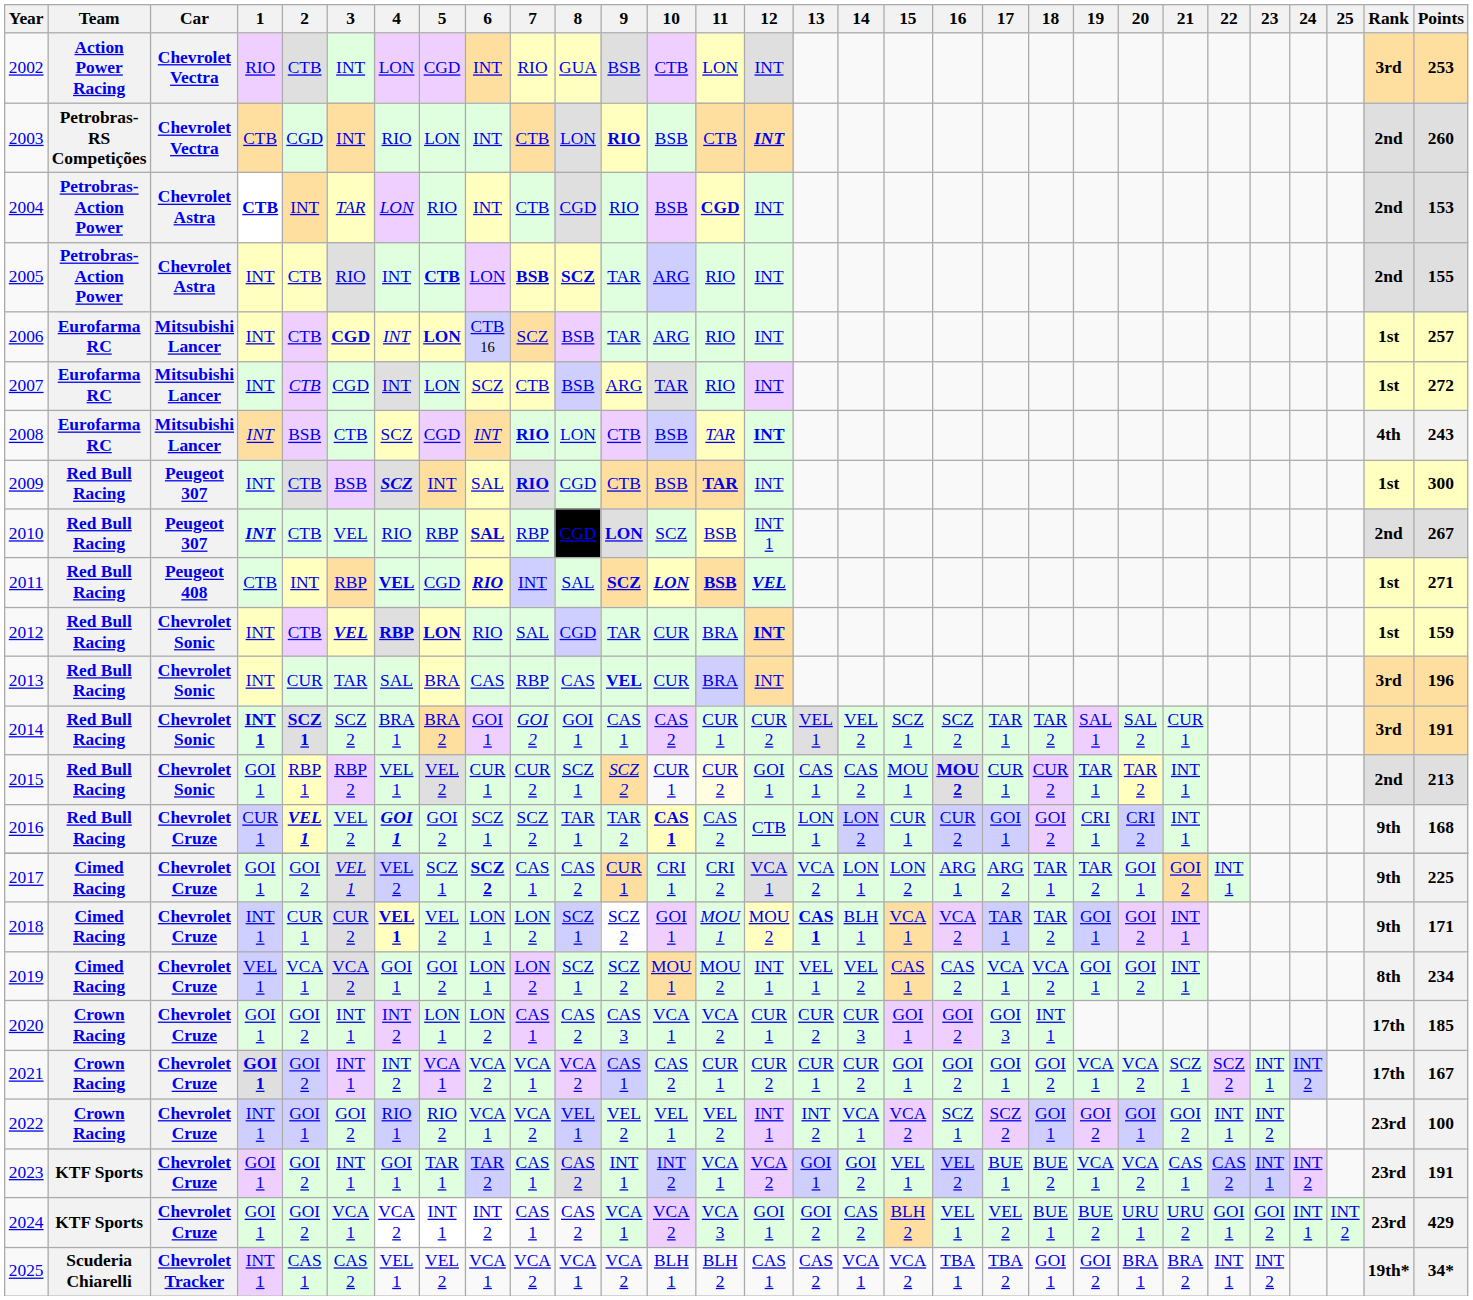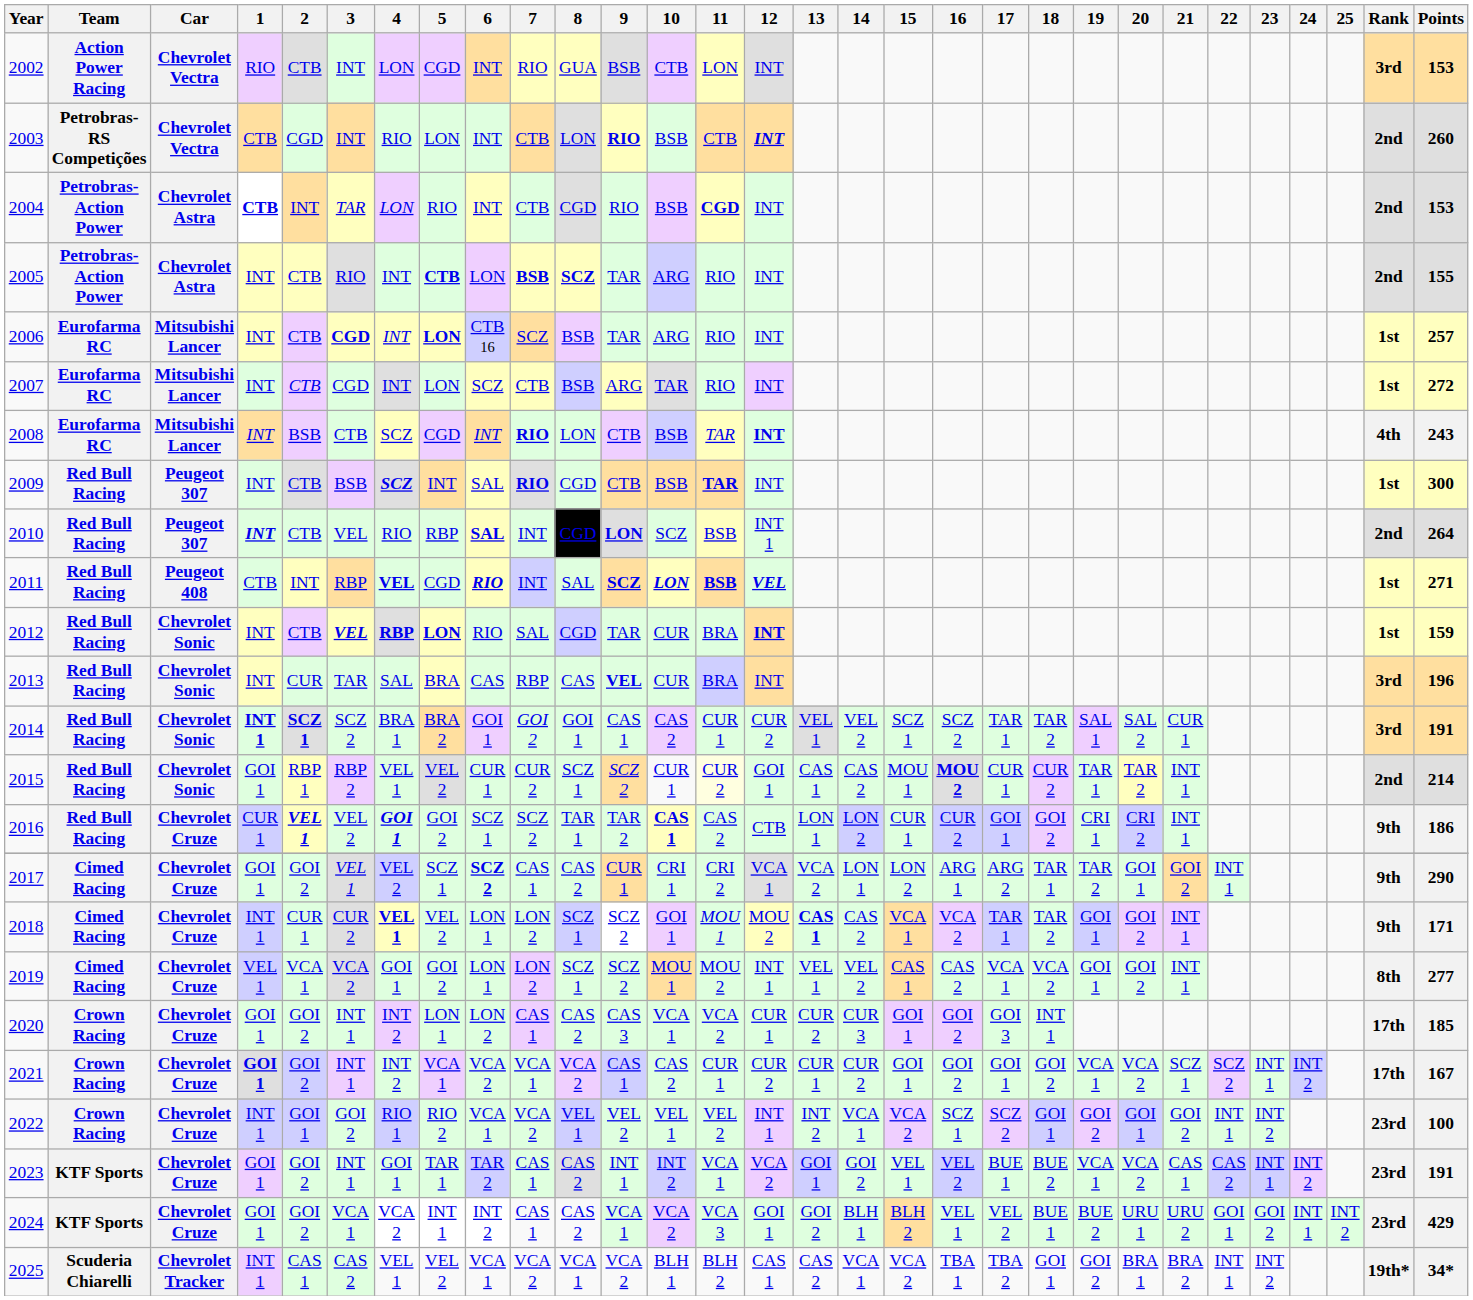(1441, 67) 253 -> (1441, 67) 153
(532, 532) RBP -> (532, 532) INT
(1441, 532) 267 -> (1441, 532) 264
(1441, 778) 213 -> (1441, 778) 214
(1441, 828) 168 -> (1441, 828) 186
(1441, 877) 225 -> (1441, 877) 290
(861, 926) BLH 1 -> (861, 926) CAS 2
(1441, 975) 234 -> (1441, 975) 277
(861, 1221) CAS 2 -> (861, 1221) BLH 1
